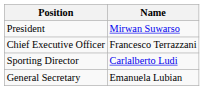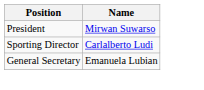- row: (56, 45)
